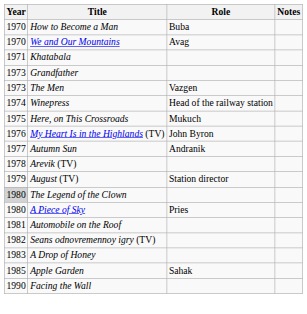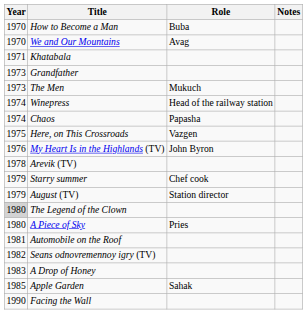(183, 88) Vazgen -> (185, 88) Mukuch
+ row: (42, 118)
(185, 118) Mukuch -> (183, 133) Vazgen
- row: (53, 149)
+ row: (59, 179)
